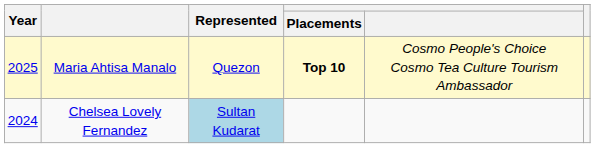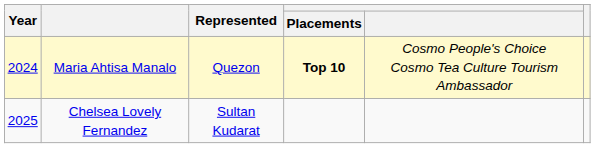(23, 68) 2025 -> (23, 68) 2024
(23, 121) 2024 -> (23, 121) 2025
(236, 121) lightblue background -> (236, 121) no background
